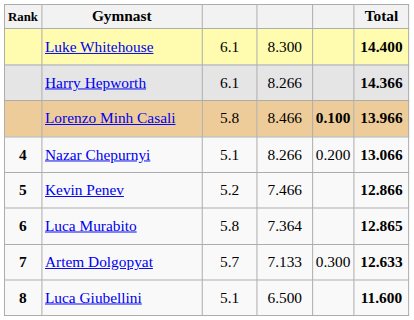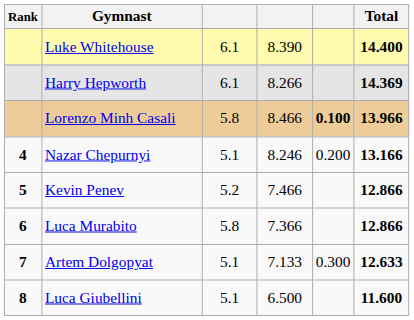(285, 46) 8.300 -> (285, 46) 8.390
(381, 82) 14.366 -> (381, 82) 14.369
(285, 154) 8.266 -> (285, 154) 8.246
(381, 154) 13.066 -> (381, 154) 13.166
(285, 226) 7.364 -> (285, 226) 7.366
(381, 226) 12.865 -> (381, 226) 12.866
(230, 262) 5.7 -> (230, 262) 5.1
